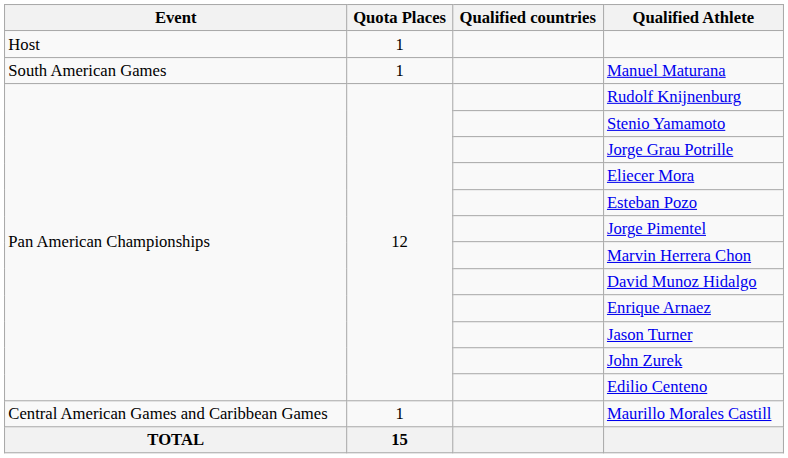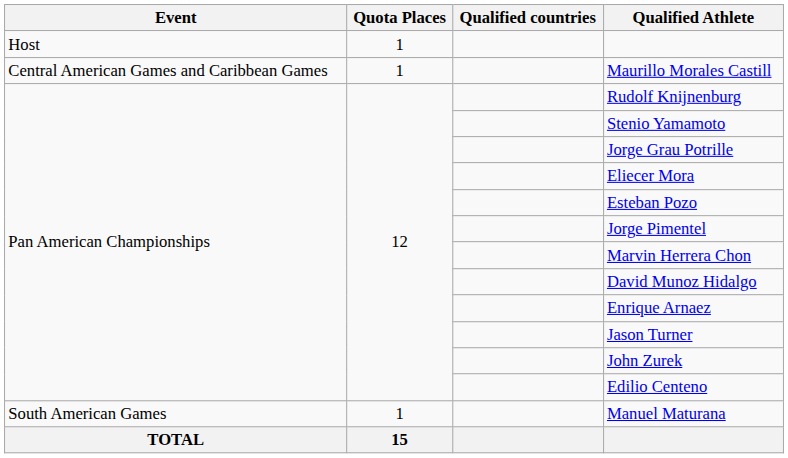rows swapped: (87, 70) <-> (168, 413)
